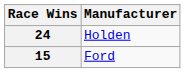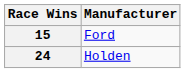rows swapped: (43, 36) <-> (43, 57)
